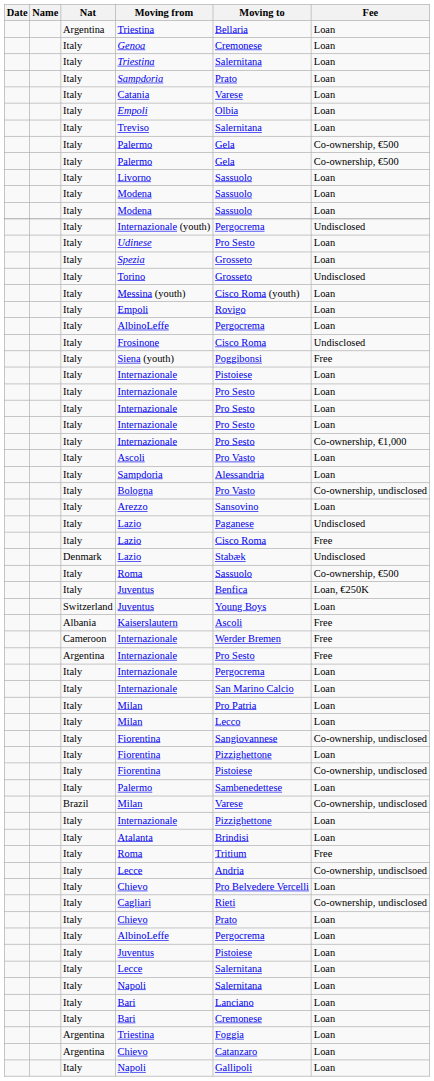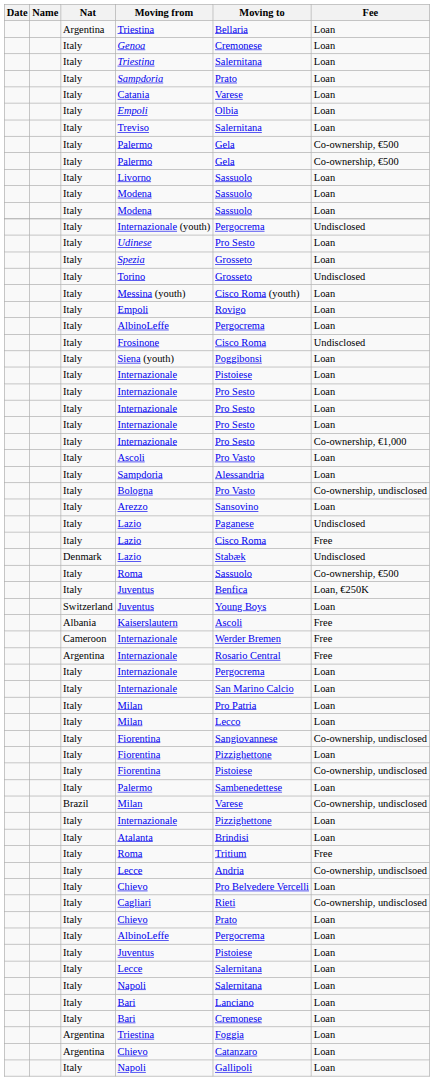(323, 359) Free -> (324, 359) Loan
(235, 656) Pro Sesto -> (248, 656) Rosario Central
